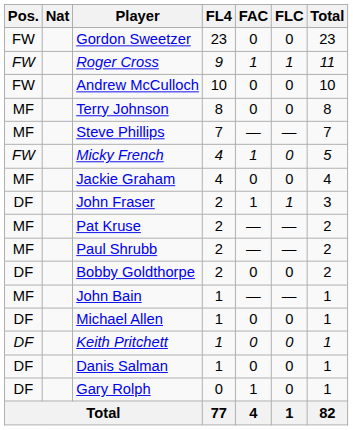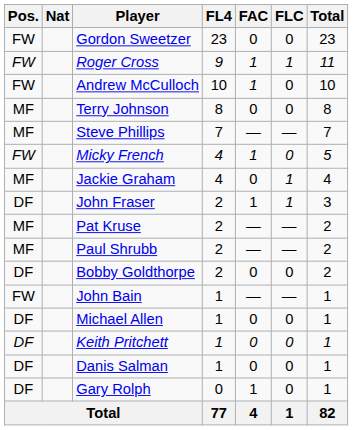(253, 86) 0 -> (253, 86) 1
(289, 179) 0 -> (289, 179) 1
(23, 296) MF -> (23, 296) FW
